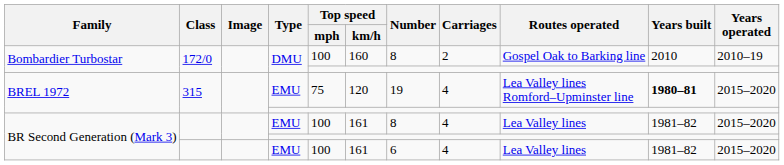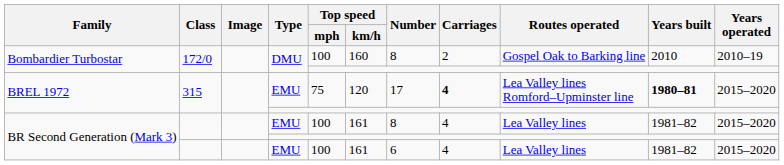(397, 89) 19 -> (397, 89) 17
(445, 89) normal -> (445, 89) bold
